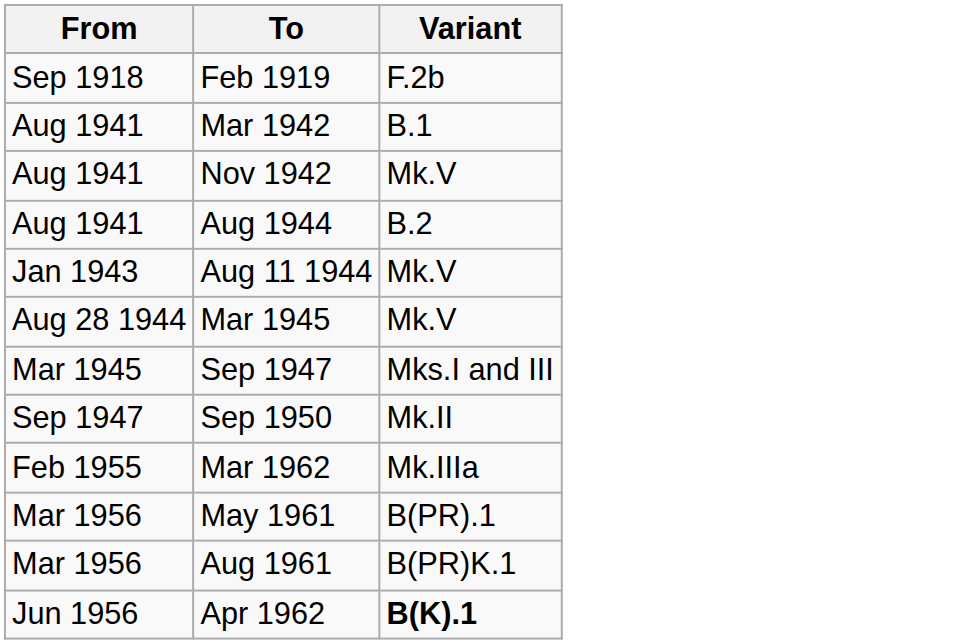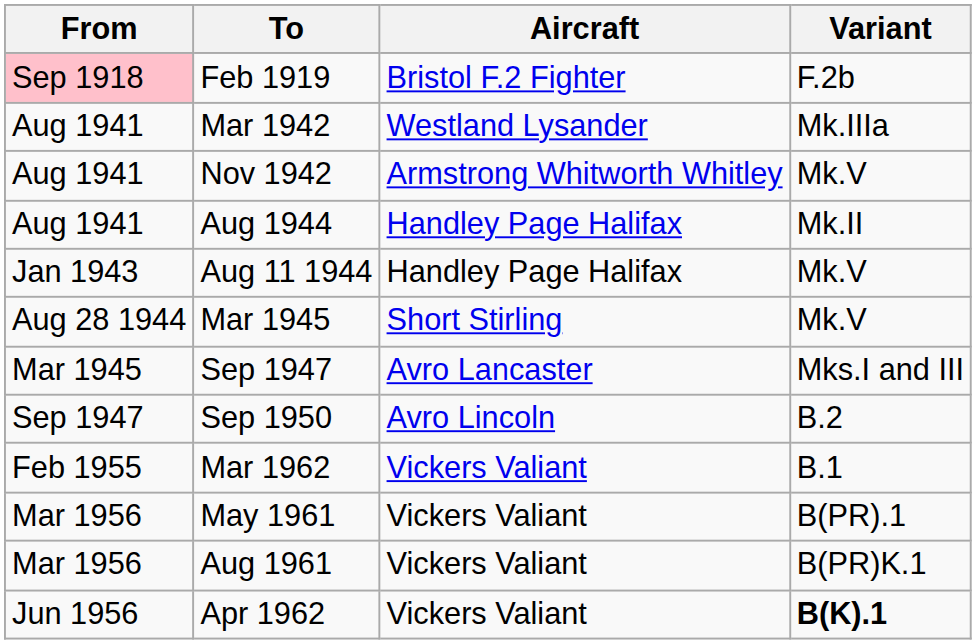+ column: (585, 28)
(78, 77) no background -> (78, 77) pink background
(410, 126) B.1 -> (843, 126) Mk.IIIa
(410, 223) B.2 -> (830, 223) Mk.II
(420, 418) Mk.II -> (820, 418) B.2
(433, 467) Mk.IIIa -> (820, 467) B.1
